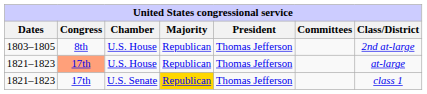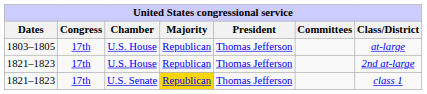(81, 47) 8th -> (81, 47) 17th
(388, 47) 2nd at-large -> (388, 47) at-large
(81, 64) lightsalmon background -> (81, 64) no background
(388, 64) at-large -> (388, 64) 2nd at-large
